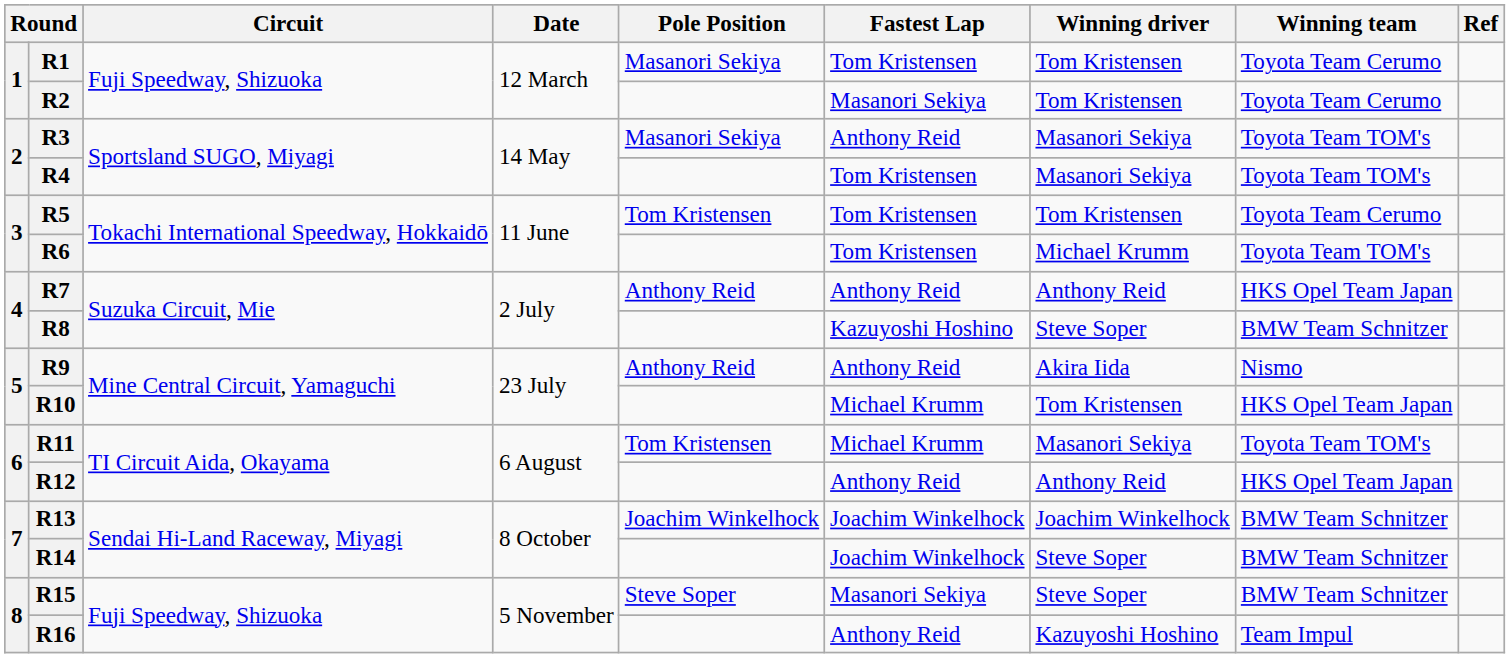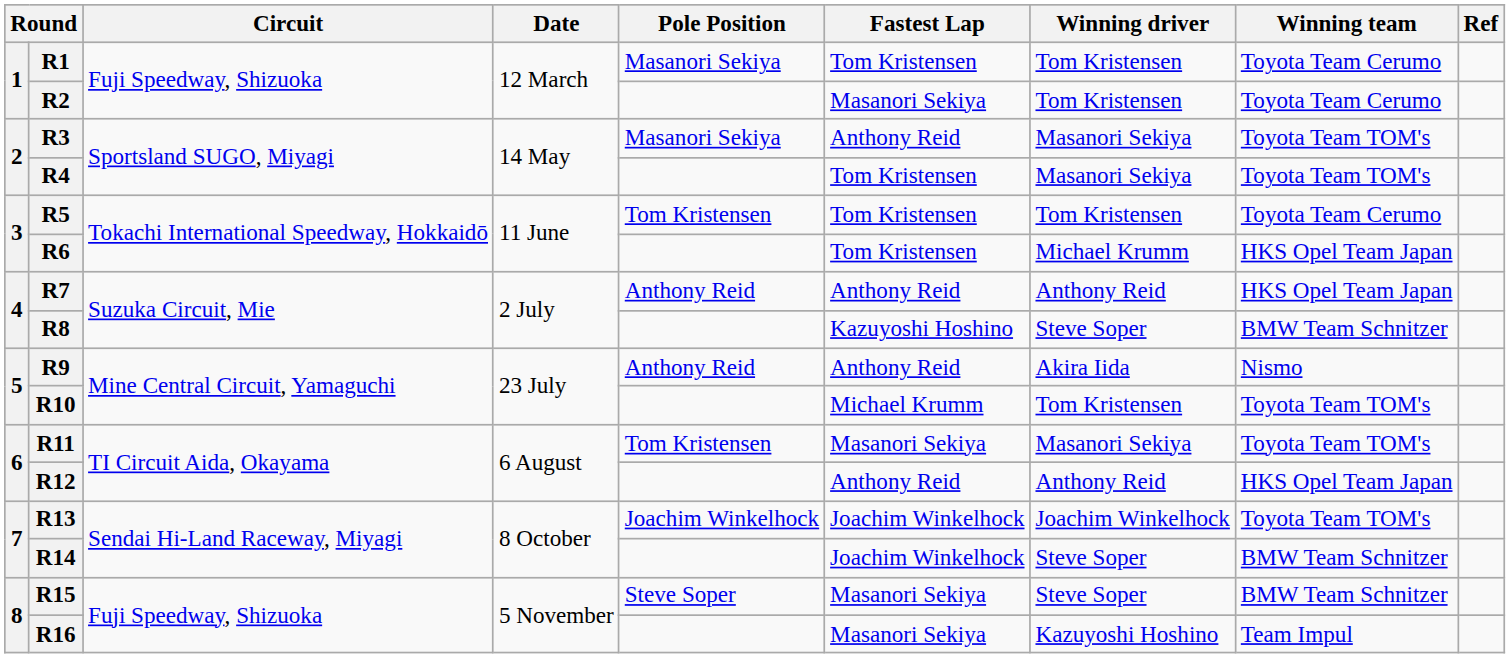(1336, 252) Toyota Team TOM's -> (1347, 252) HKS Opel Team Japan
(1347, 404) HKS Opel Team Japan -> (1336, 404) Toyota Team TOM's
(907, 442) Michael Krumm -> (908, 442) Masanori Sekiya
(1344, 519) BMW Team Schnitzer -> (1336, 519) Toyota Team TOM's
(895, 633) Anthony Reid -> (908, 633) Masanori Sekiya
